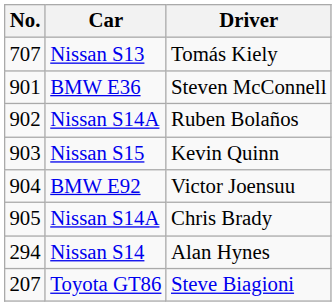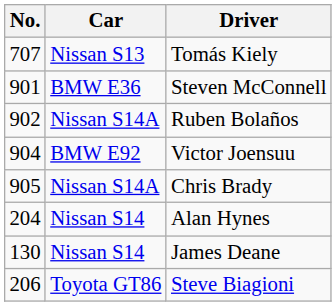- row: (225, 152)
(25, 251) 294 -> (25, 218) 204
+ row: (226, 251)
(25, 284) 207 -> (25, 284) 206
